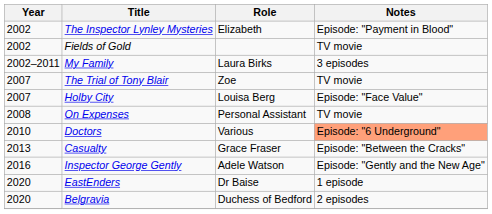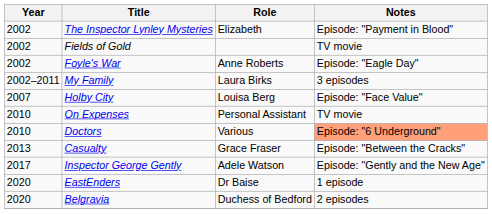+ row: (93, 64)
- row: (116, 81)
(19, 115) 2008 -> (19, 115) 2010
(19, 166) 2016 -> (19, 166) 2017
